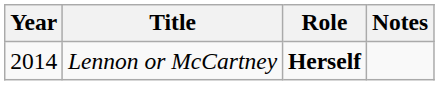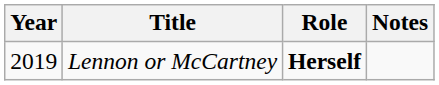(34, 60) 2014 -> (34, 60) 2019
